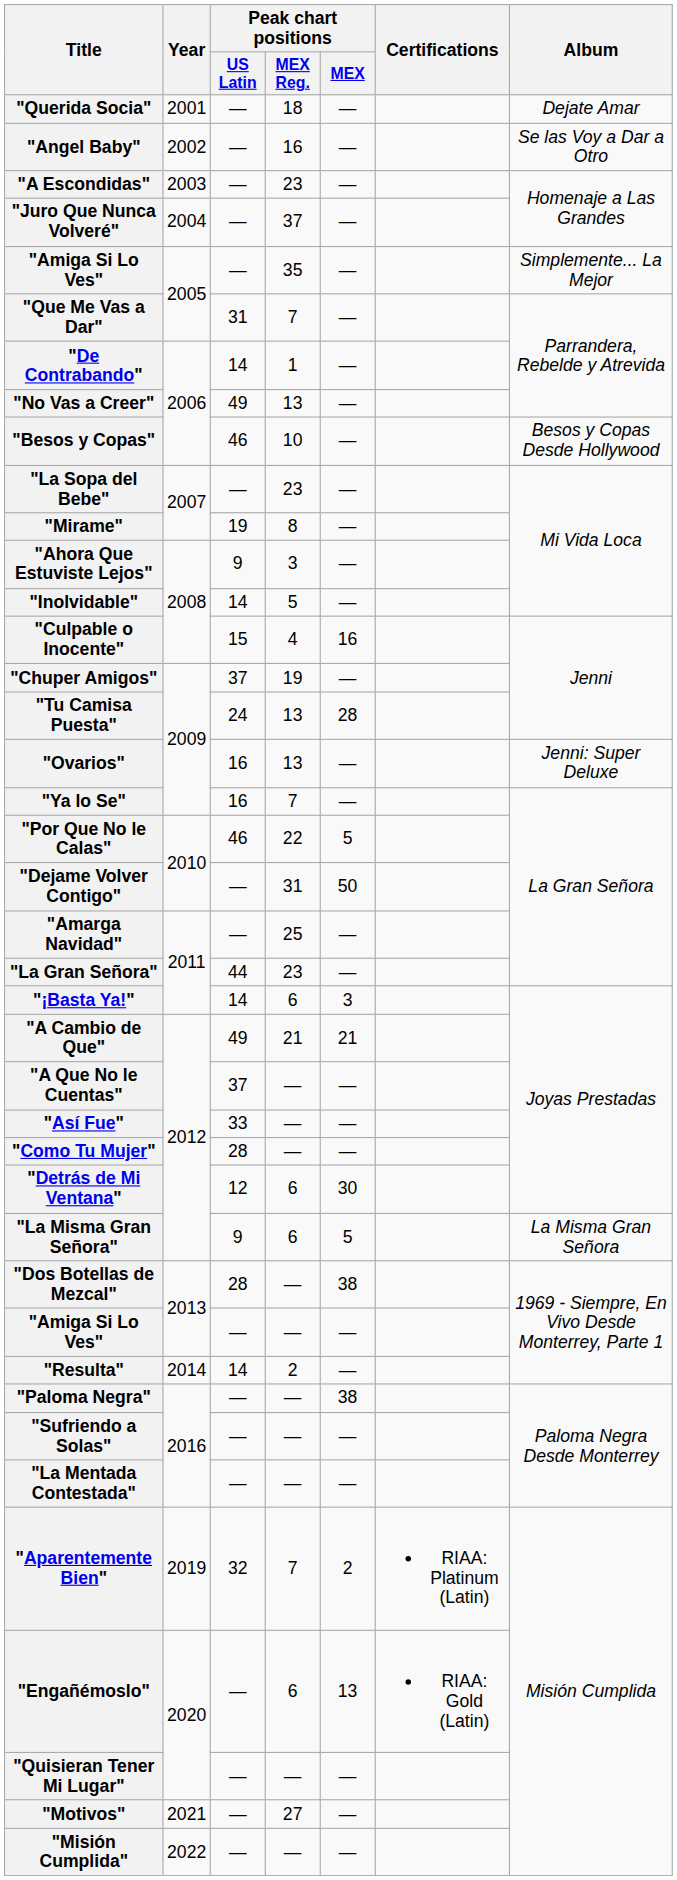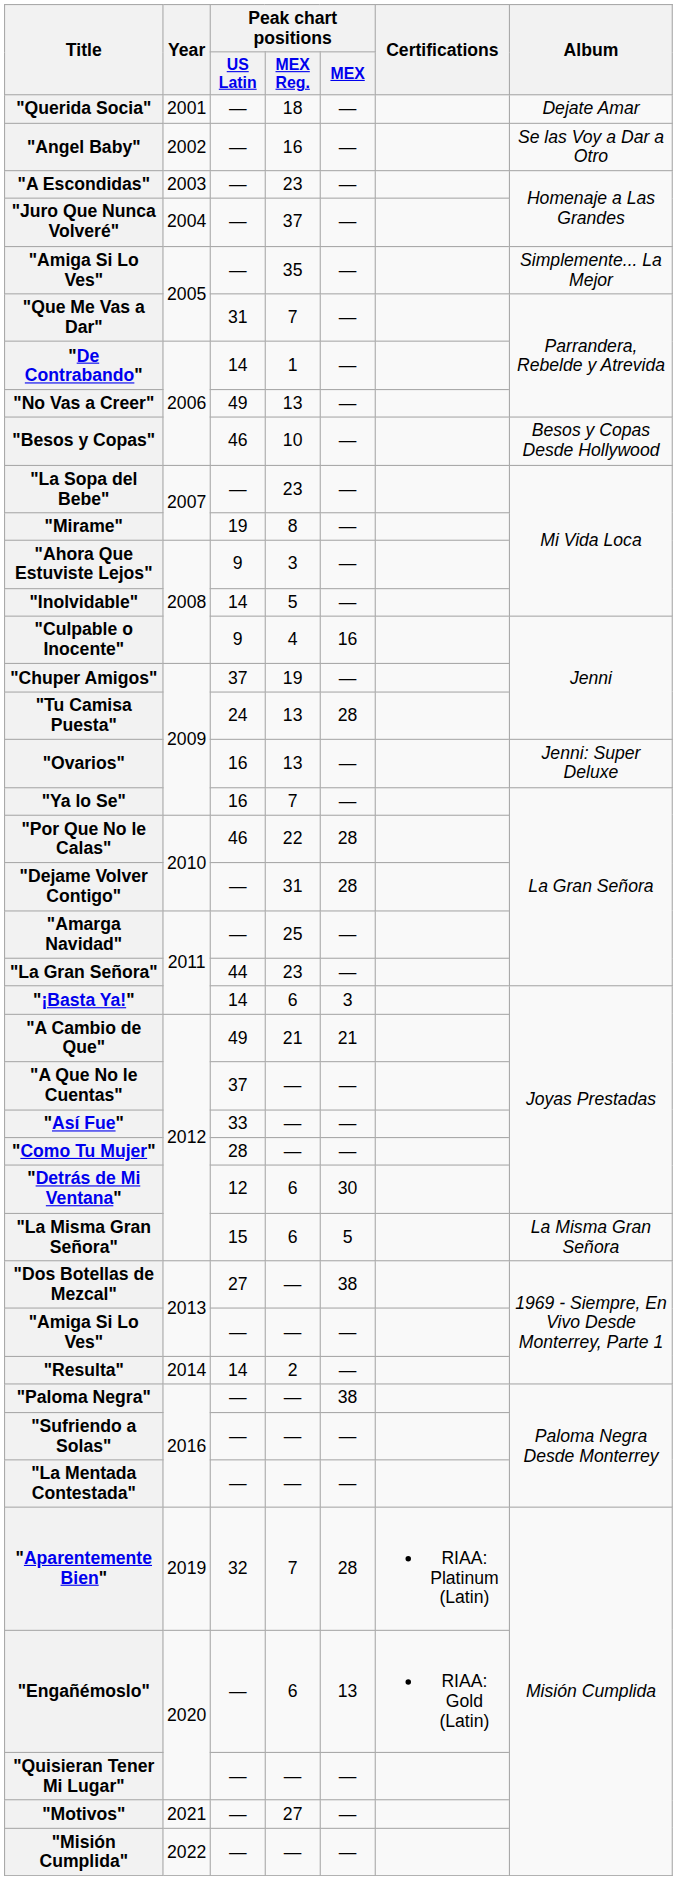(238, 639) 15 -> (238, 639) 9
(348, 838) 5 -> (348, 838) 28
(348, 886) 50 -> (348, 886) 28
(238, 1236) 9 -> (238, 1236) 15
(238, 1284) 28 -> (238, 1284) 27
(348, 1568) 2 -> (348, 1568) 28
